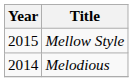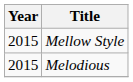(23, 64) 2014 -> (23, 64) 2015
